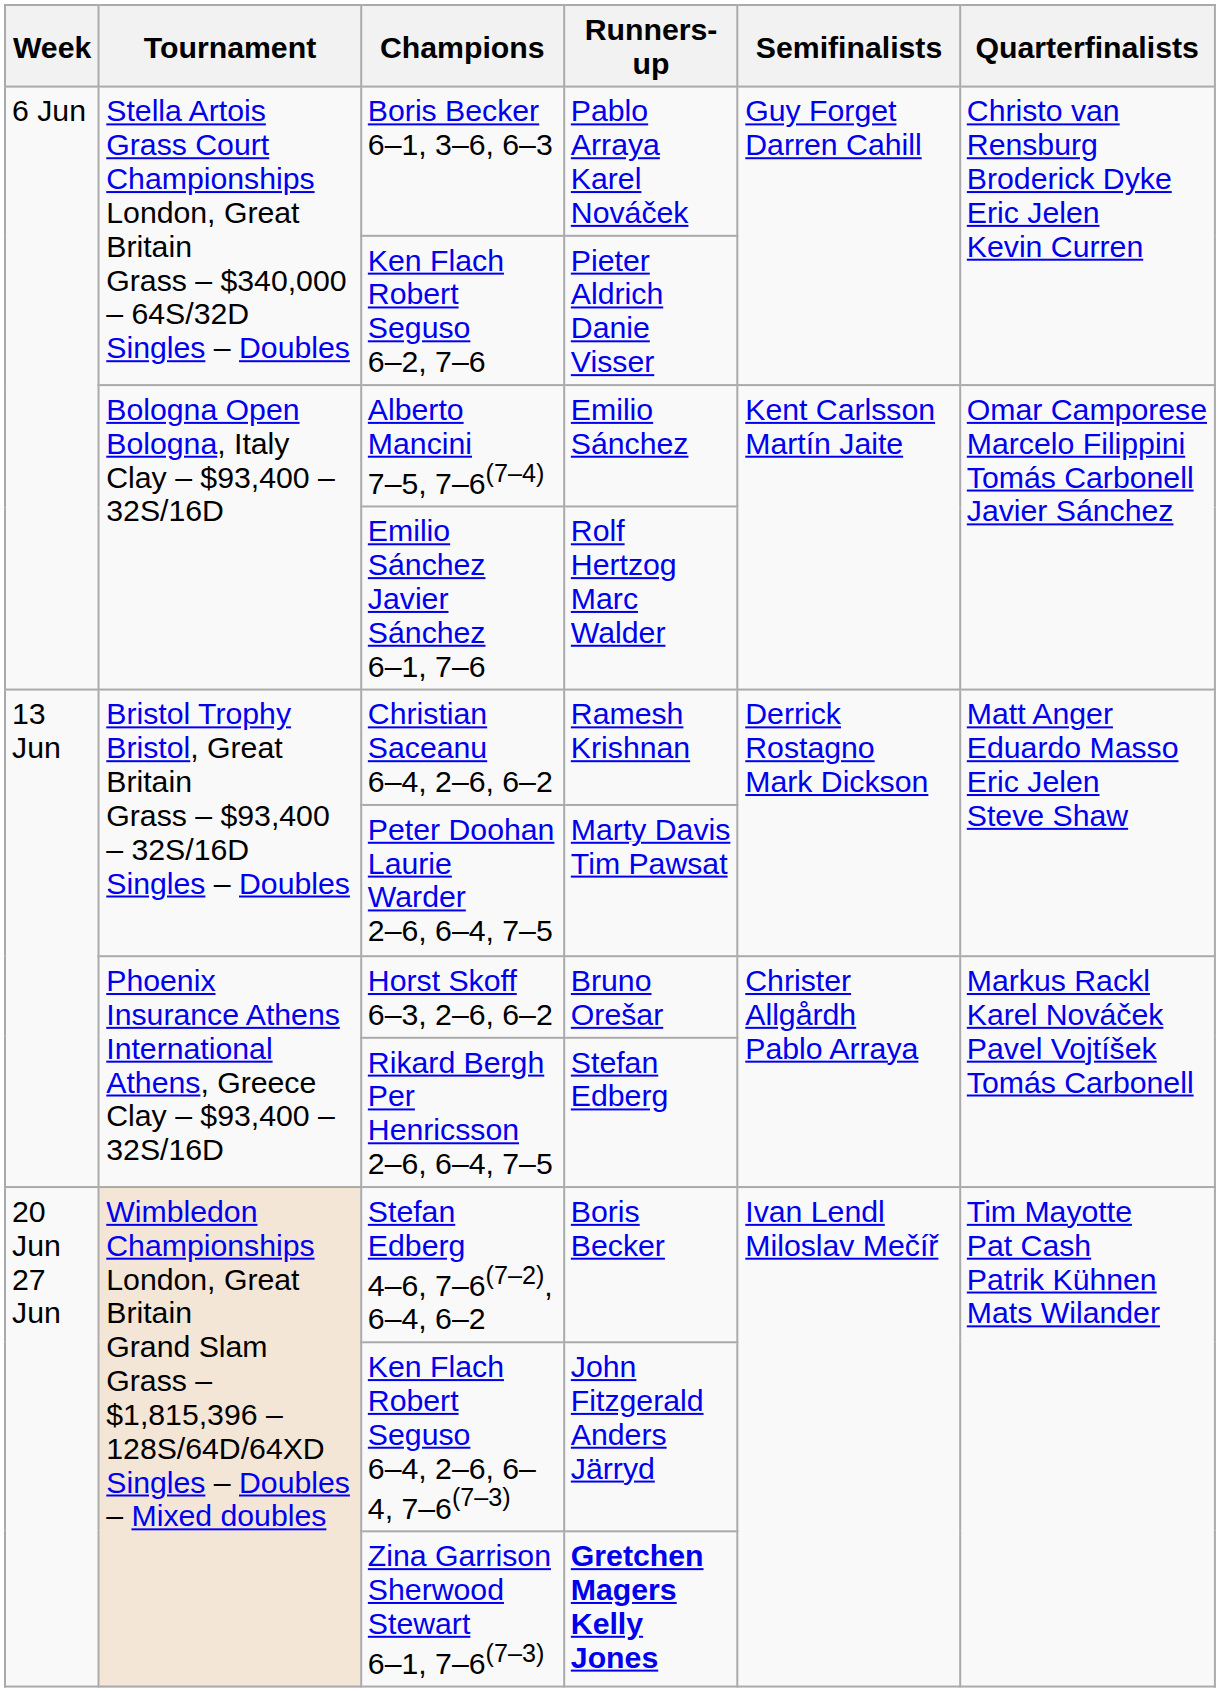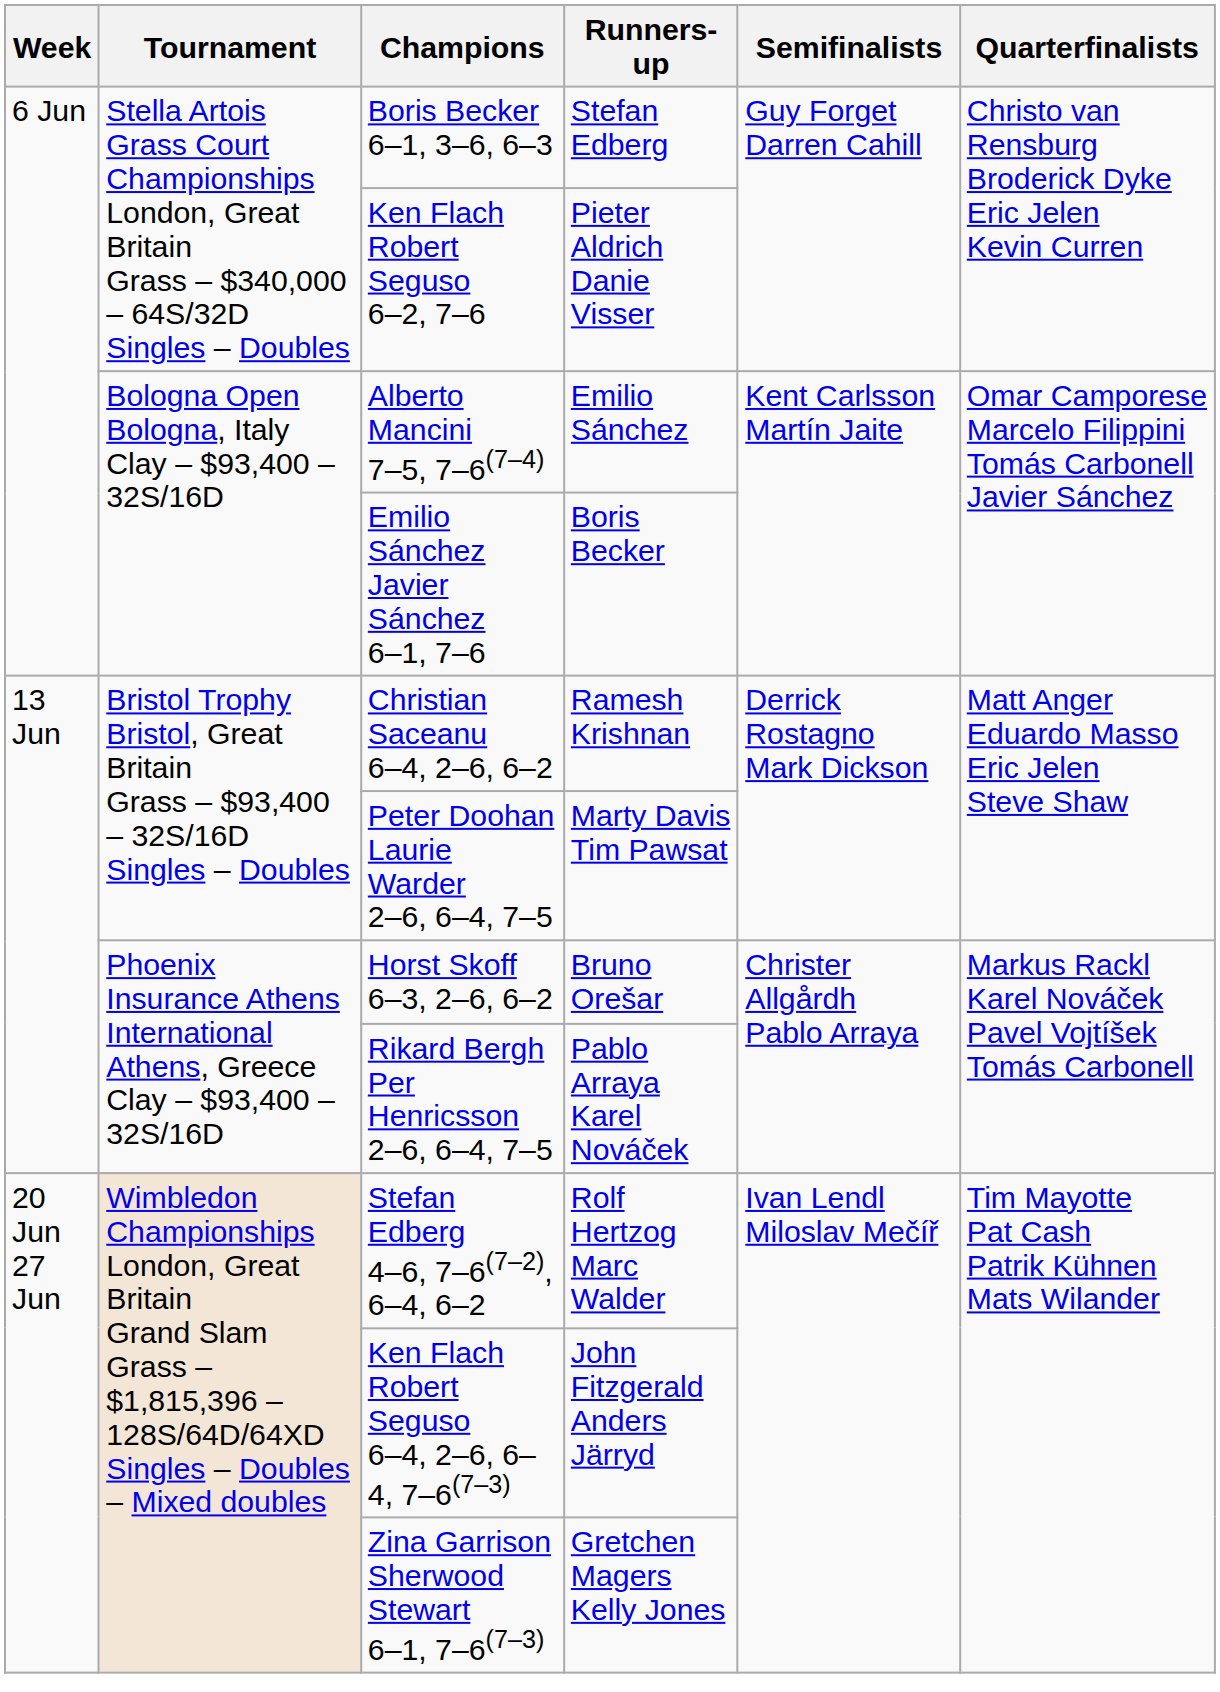(630, 162) Pablo Arraya Karel Nováček -> (620, 128) Stefan Edberg
(624, 582) Rolf Hertzog Marc Walder -> (618, 534) Boris Becker
(620, 1078) Stefan Edberg -> (630, 1098) Pablo Arraya Karel Nováček
(618, 1227) Boris Becker -> (624, 1247) Rolf Hertzog Marc Walder
(637, 1606) bold -> (648, 1575) normal
